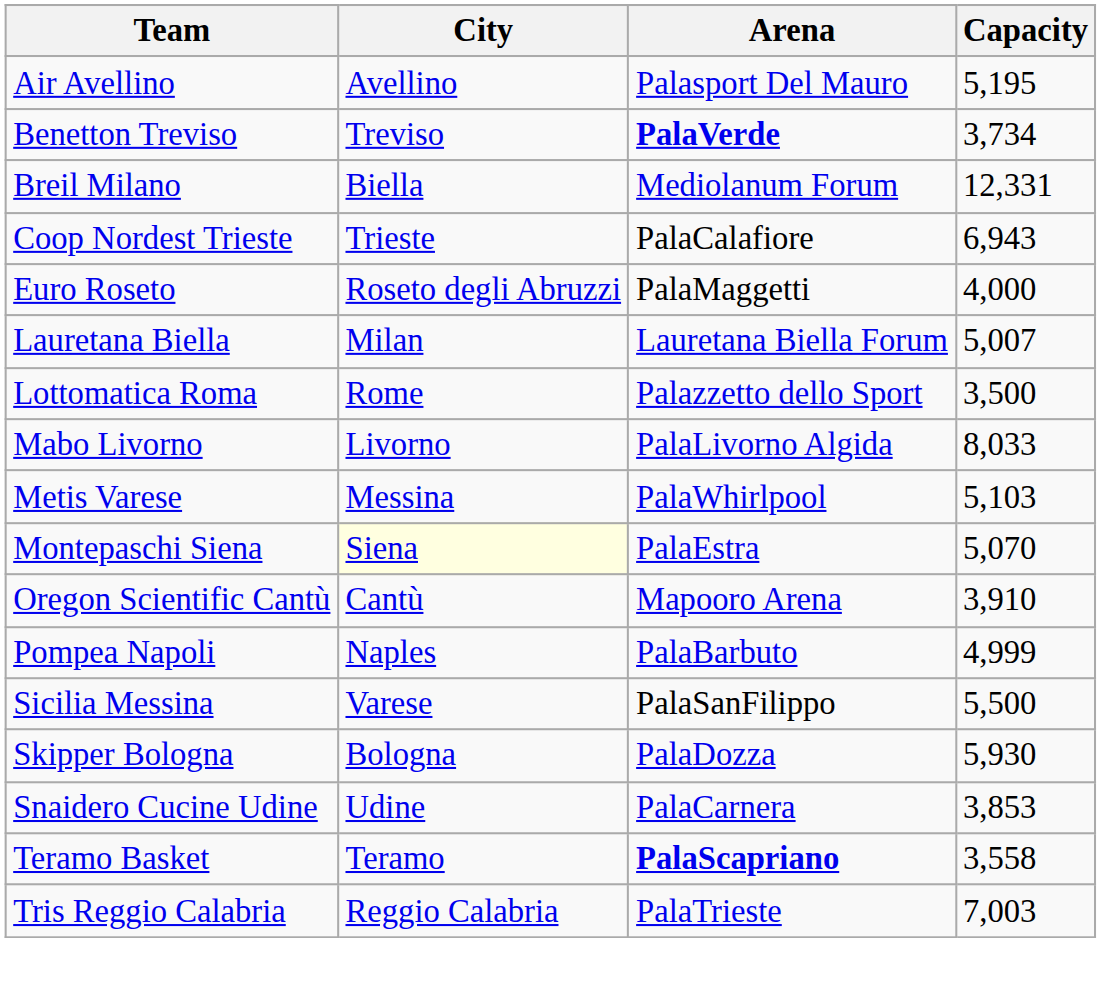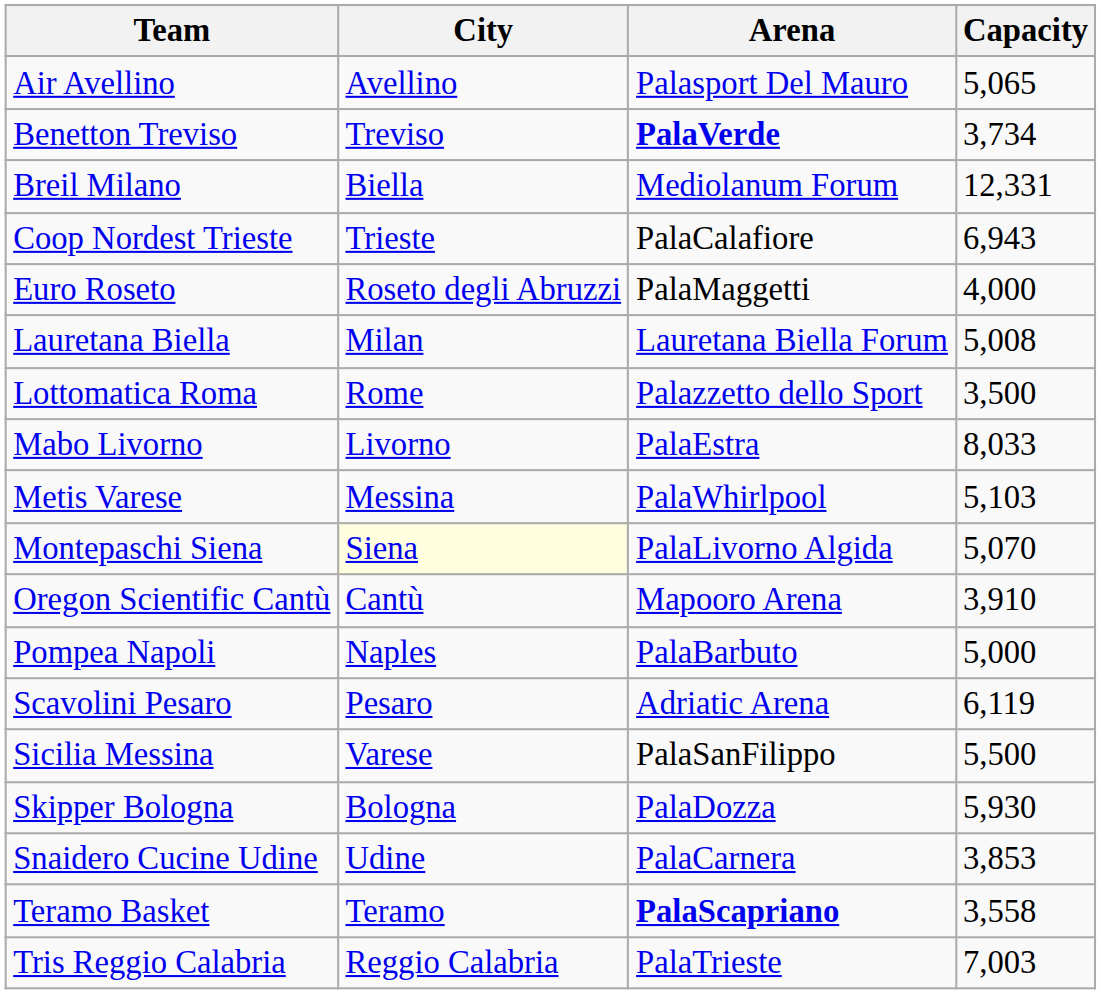(1000, 82) 5,195 -> (1000, 82) 5,065
(1000, 340) 5,007 -> (1000, 340) 5,008
(764, 444) PalaLivorno Algida -> (698, 444) PalaEstra
(698, 548) PalaEstra -> (764, 548) PalaLivorno Algida
(1000, 651) 4,999 -> (1000, 651) 5,000
+ row: (122, 703)
